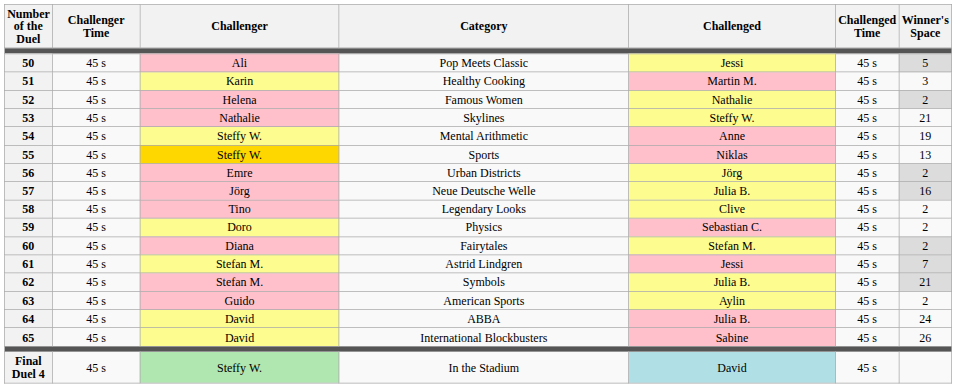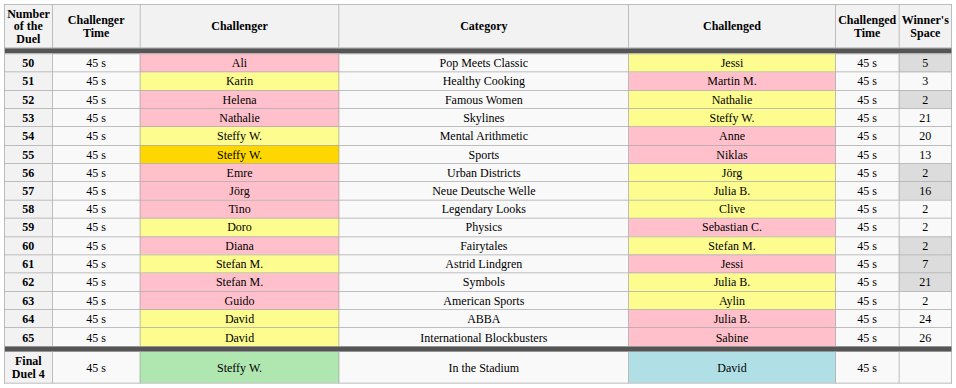(925, 136) 19 -> (925, 136) 20
